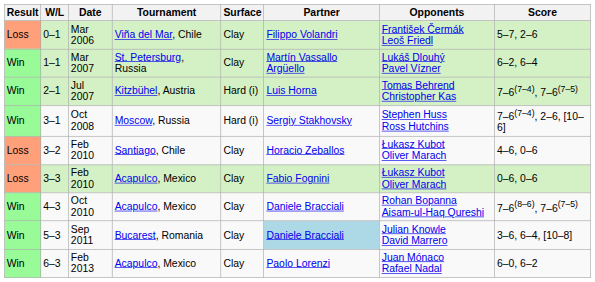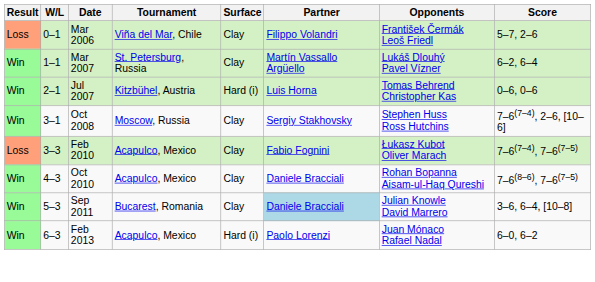(537, 91) 7–6(7–4), 7–6(7–5) -> (517, 91) 0–6, 0–6
(241, 121) Hard (i) -> (234, 121) Clay
- row: (52, 150)
(517, 178) 0–6, 0–6 -> (537, 150) 7–6(7–4), 7–6(7–5)
(234, 263) Clay -> (241, 235) Hard (i)
